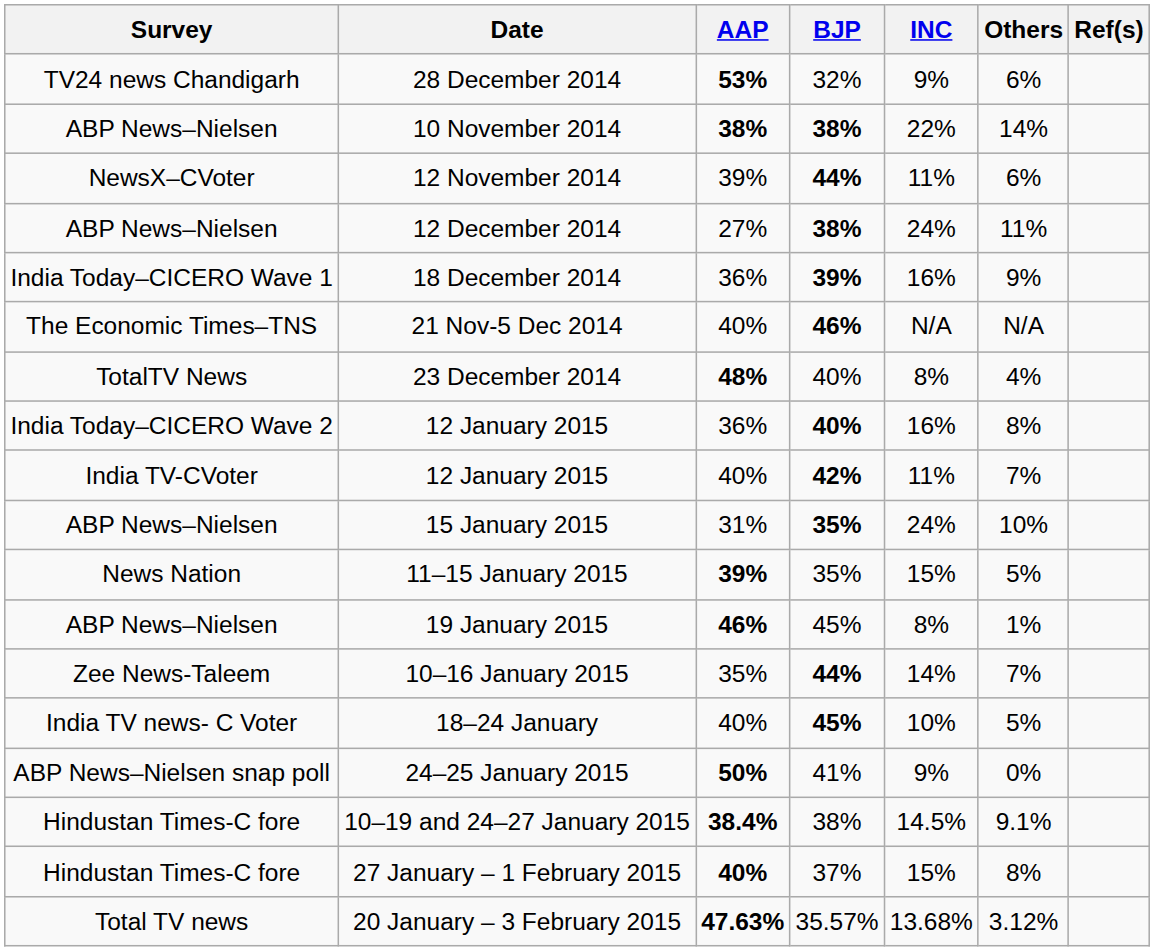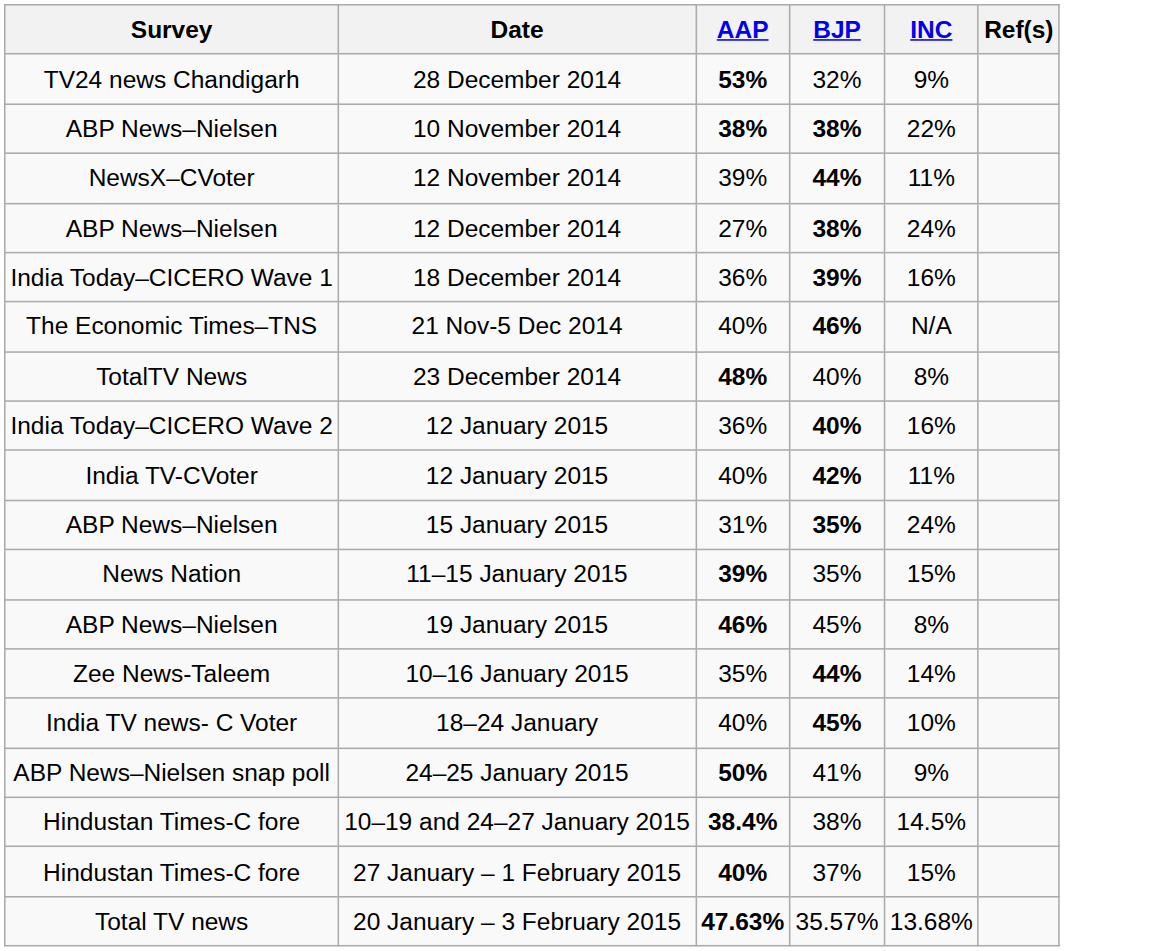- column: (1024, 30)
